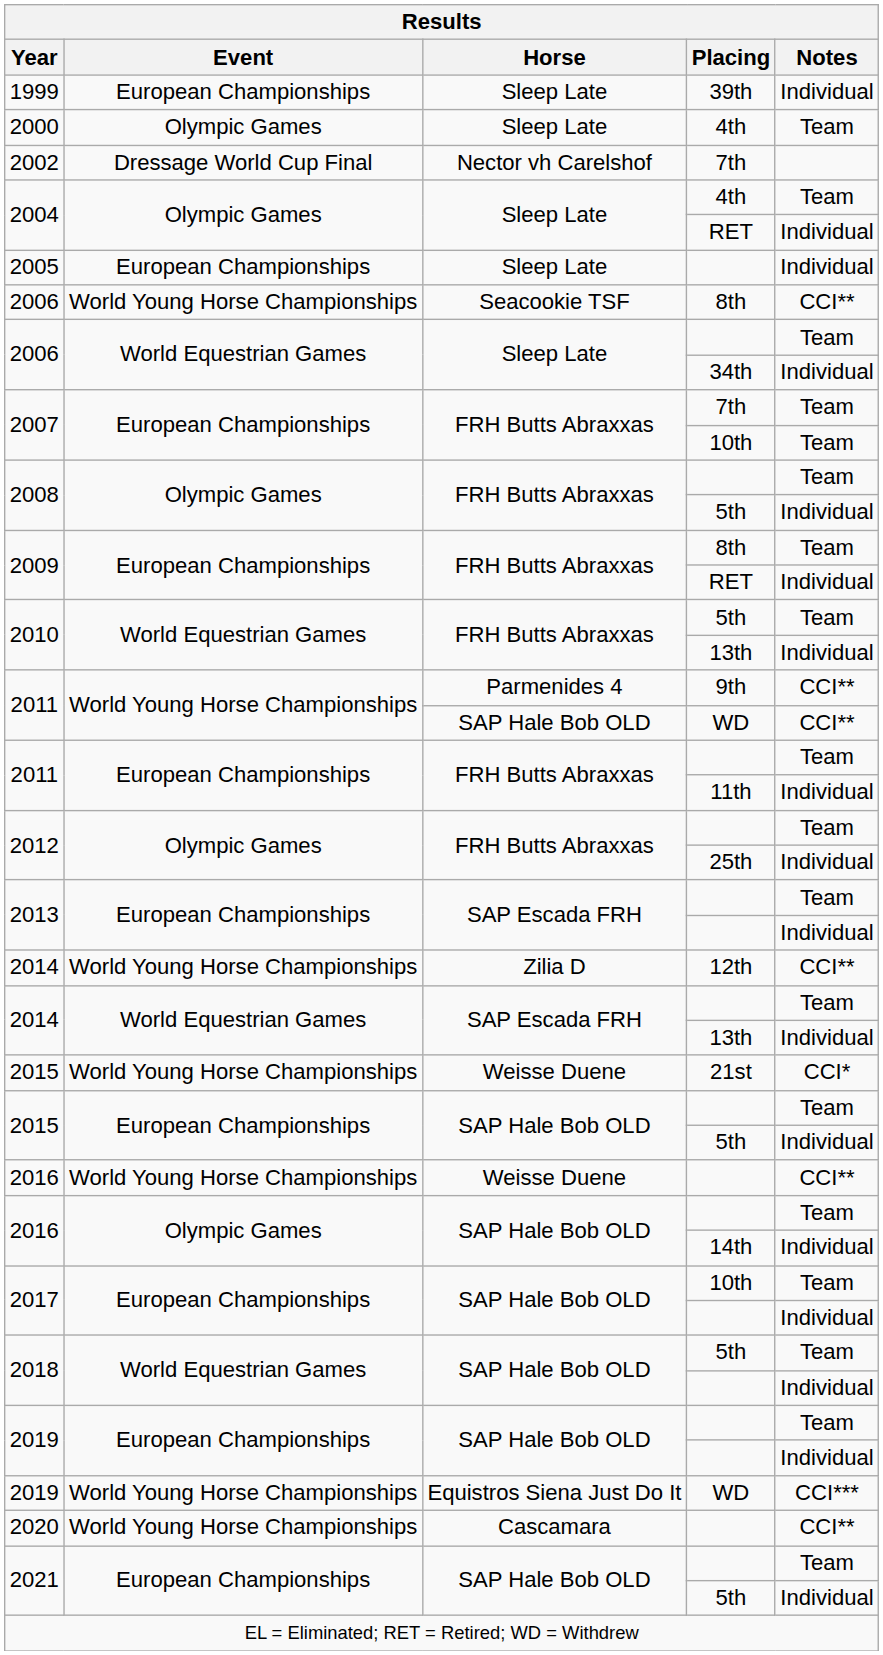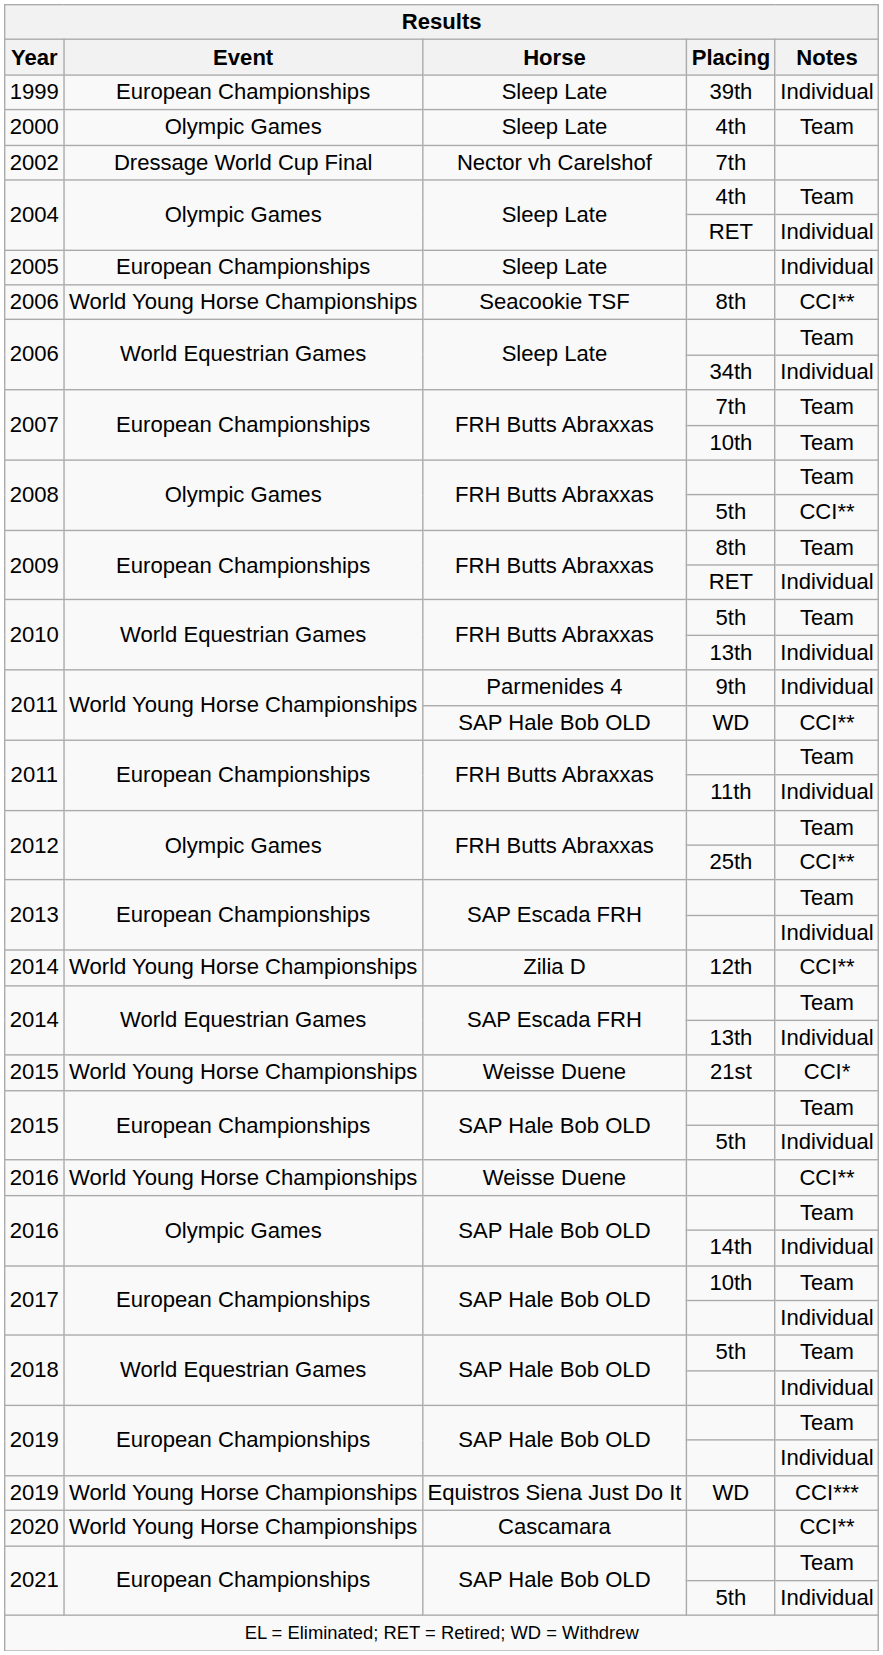(827, 512) Individual -> (827, 512) CCI**
(827, 687) CCI** -> (827, 687) Individual
(827, 862) Individual -> (827, 862) CCI**
